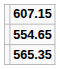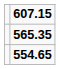rows swapped: (32, 54) <-> (32, 34)
